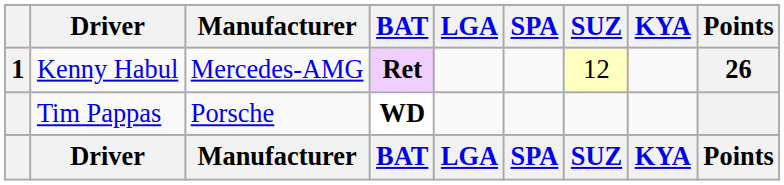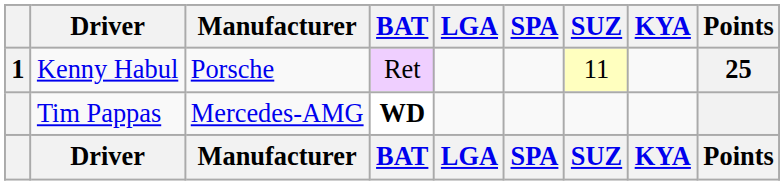(277, 69) Mercedes-AMG -> (233, 69) Porsche
(402, 69) bold -> (402, 69) normal
(597, 69) 12 -> (597, 69) 11
(739, 69) 26 -> (739, 69) 25
(233, 112) Porsche -> (277, 112) Mercedes-AMG
